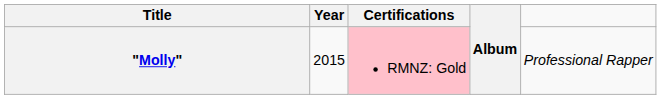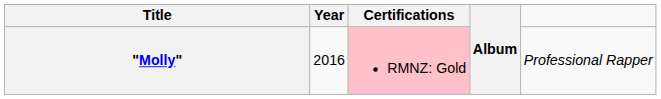(329, 60) 2015 -> (329, 60) 2016
